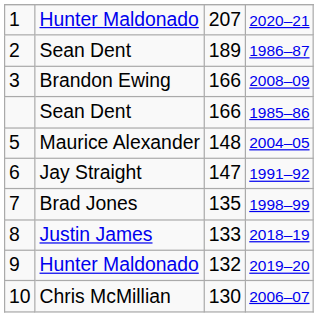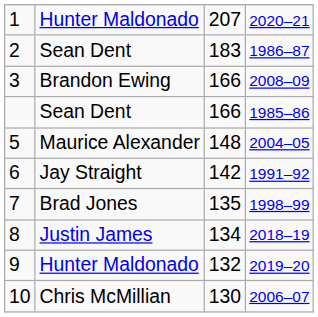(225, 50) 189 -> (225, 50) 183
(225, 173) 147 -> (225, 173) 142
(225, 234) 133 -> (225, 234) 134
